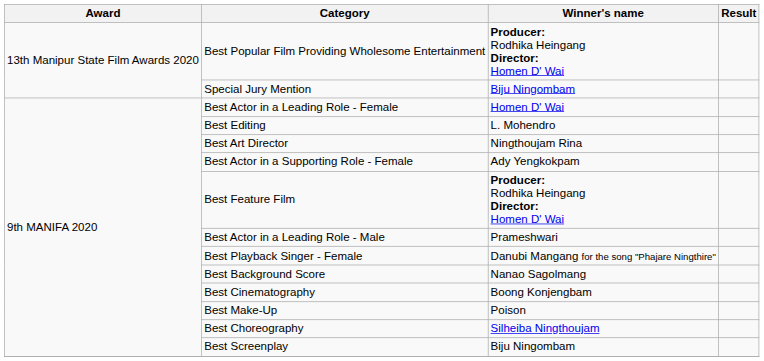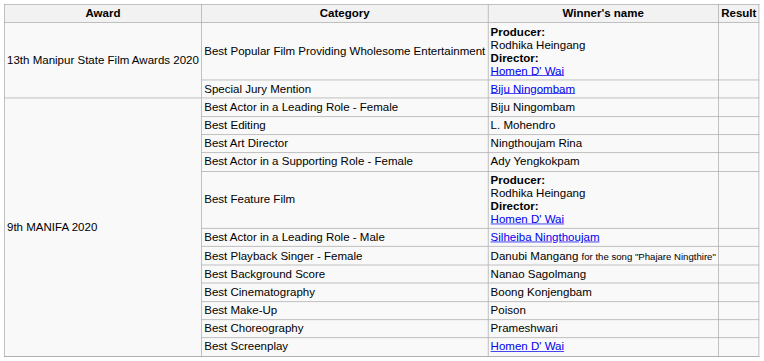(527, 107) Homen D' Wai -> (533, 107) Biju Ningombam
(524, 237) Prameshwari -> (545, 237) Silheiba Ningthoujam
(545, 328) Silheiba Ningthoujam -> (524, 328) Prameshwari
(533, 347) Biju Ningombam -> (527, 347) Homen D' Wai
